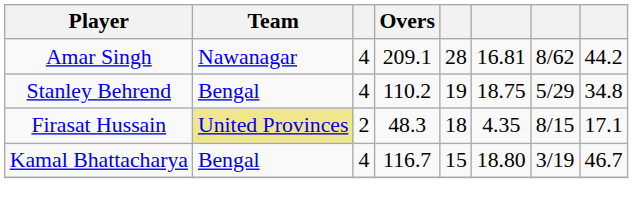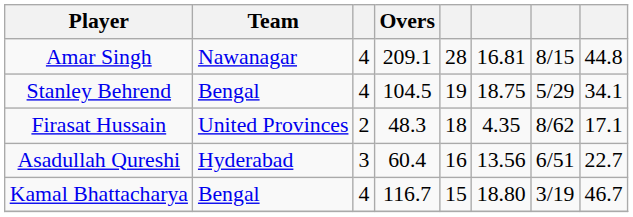(555, 56) 8/62 -> (555, 56) 8/15
(604, 56) 44.2 -> (604, 56) 44.8
(407, 90) 110.2 -> (407, 90) 104.5
(604, 90) 34.8 -> (604, 90) 34.1
(273, 125) khaki background -> (273, 125) no background
(555, 125) 8/15 -> (555, 125) 8/62
+ row: (99, 159)
